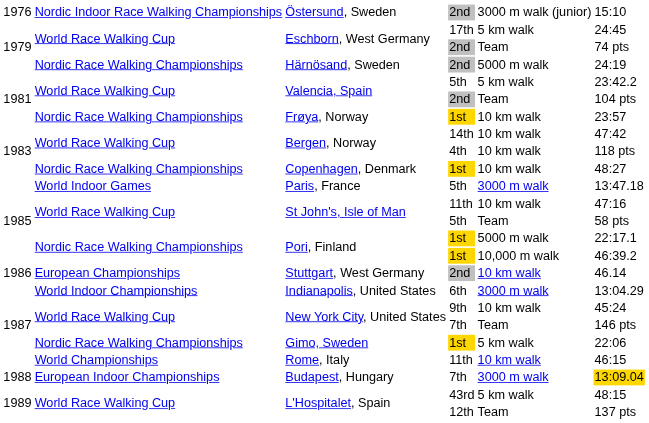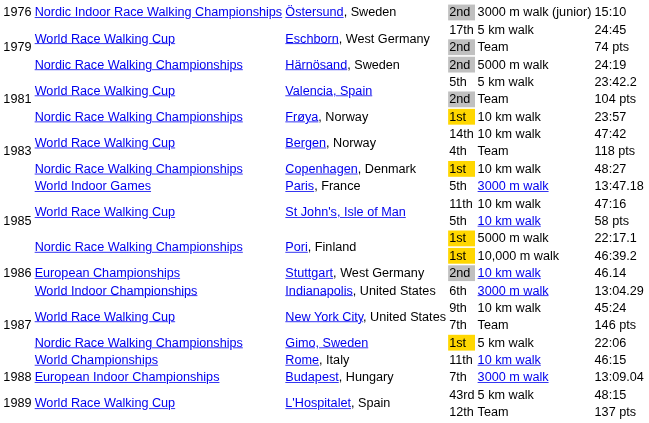(509, 151) 10 km walk -> (493, 151) Team
(493, 221) Team -> (509, 221) 10 km walk
(619, 377) gold background -> (619, 377) no background
